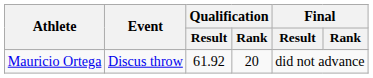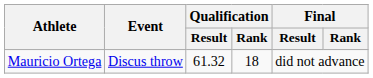(209, 61) 61.92 -> (209, 61) 61.32
(252, 61) 20 -> (252, 61) 18
